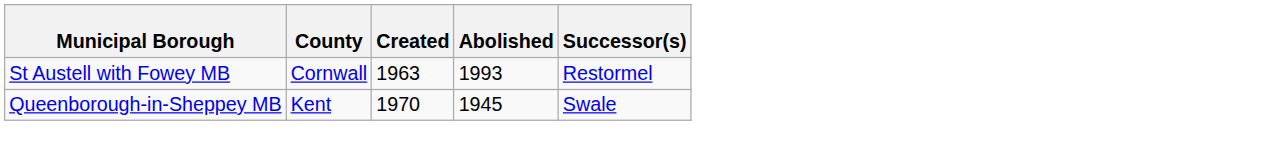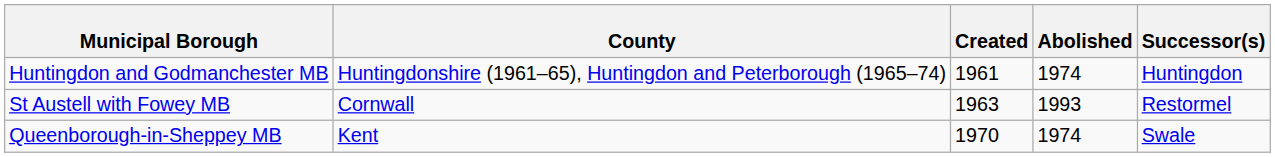+ row: (169, 73)
(481, 104) 1945 -> (1059, 135) 1974
